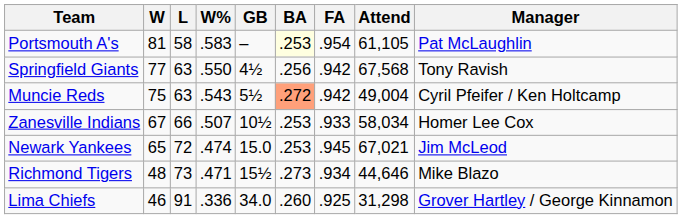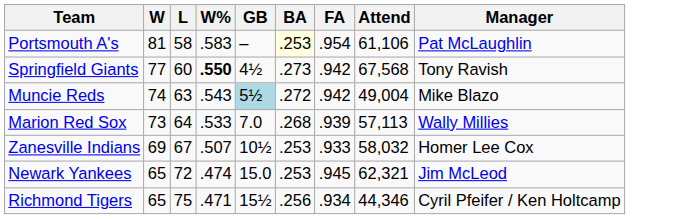(384, 43) 61,105 -> (384, 43) 61,106
(183, 69) 63 -> (183, 69) 60
(216, 69) normal -> (216, 69) bold
(295, 69) .256 -> (295, 69) .273
(157, 95) 75 -> (157, 95) 74
(251, 95) no background -> (251, 95) lightblue background
(295, 95) lightsalmon background -> (295, 95) no background
(519, 95) Cyril Pfeifer / Ken Holtcamp -> (458, 95) Mike Blazo
+ row: (67, 122)
(157, 122) 67 -> (157, 148) 69
(183, 122) 66 -> (183, 148) 67
(384, 122) 58,034 -> (384, 148) 58,032
(384, 148) 67,021 -> (384, 174) 62,321
(157, 174) 48 -> (157, 200) 65
(183, 174) 73 -> (183, 200) 75
(295, 174) .273 -> (295, 200) .256
(384, 174) 44,646 -> (384, 200) 44,346
(458, 174) Mike Blazo -> (519, 200) Cyril Pfeifer / Ken Holtcamp
- row: (52, 200)
